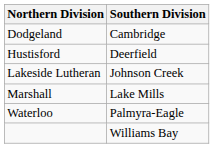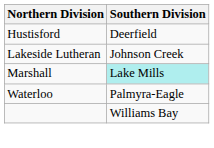- row: (35, 34)
(137, 93) no background -> (137, 73) paleturquoise background
